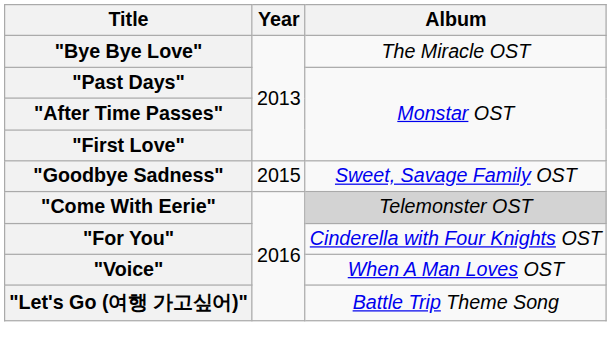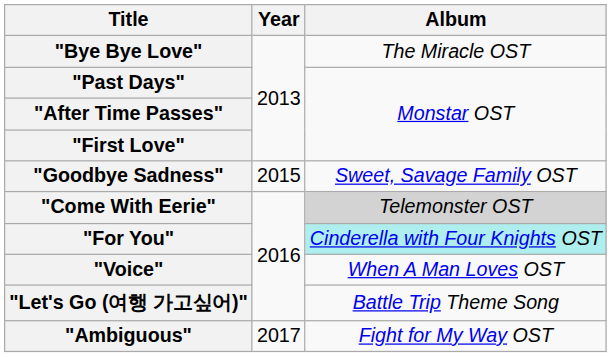(456, 238) no background -> (456, 238) paleturquoise background
+ row: (129, 335)
